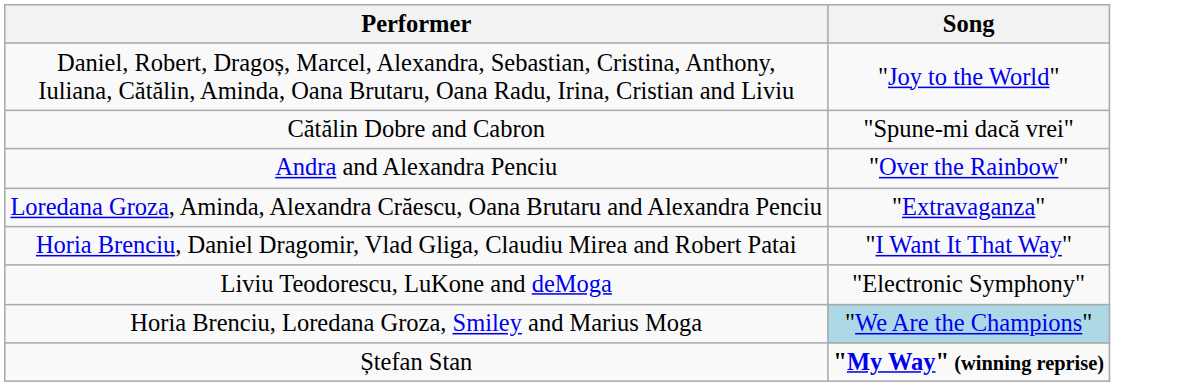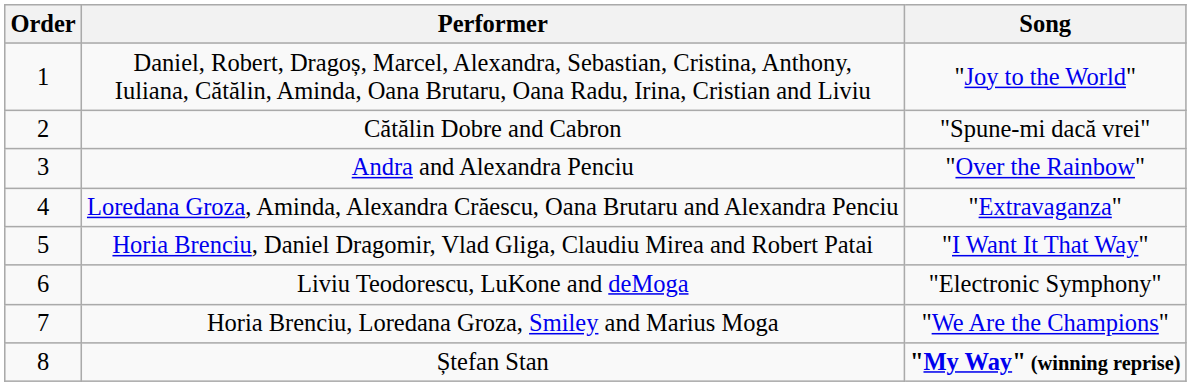+ column: (43, 23)
(969, 323) lightblue background -> (1045, 323) no background
